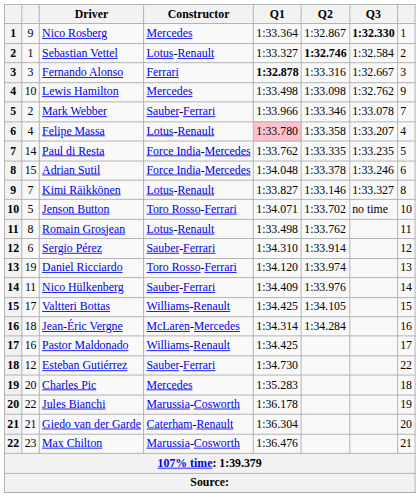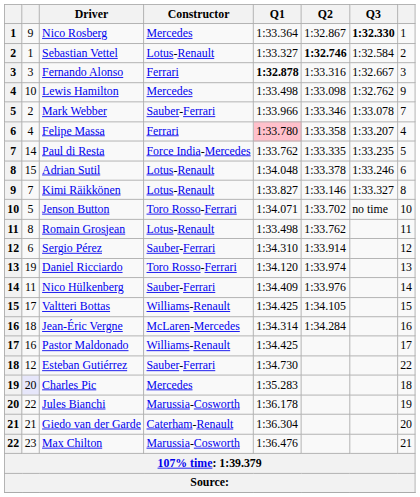(180, 130) Lotus-Renault -> (163, 130) Ferrari
(199, 170) Force India-Mercedes -> (180, 170) Lotus-Renault
(31, 384) no background -> (31, 384) lavender background
